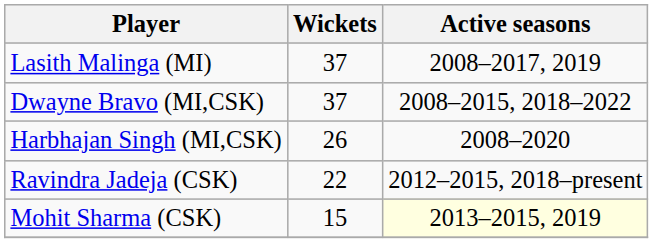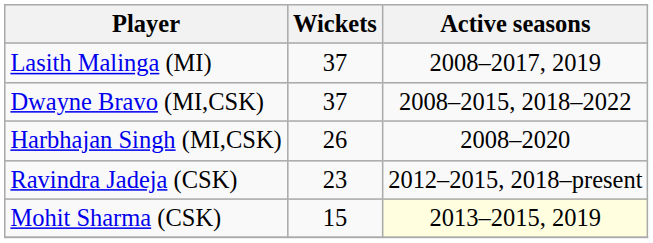(335, 179) 22 -> (335, 179) 23
